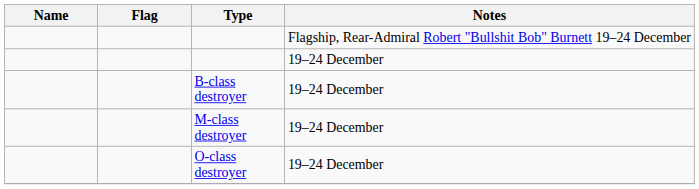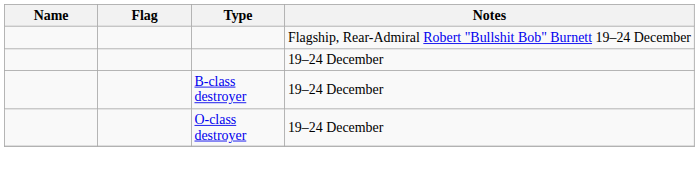- row: (220, 127)
